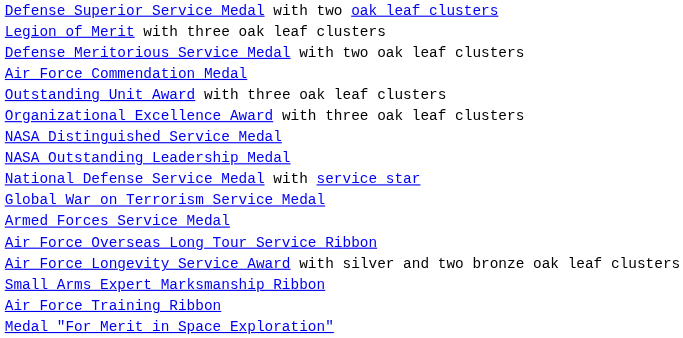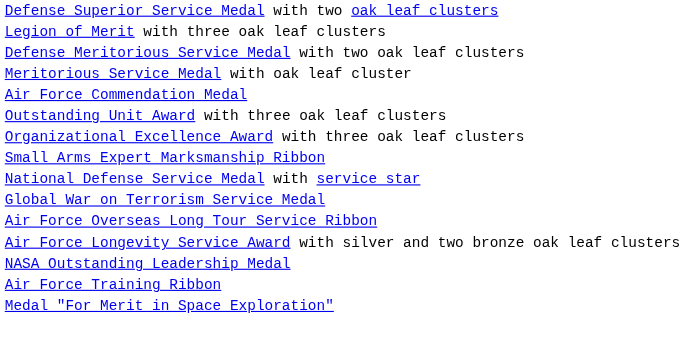+ row: (208, 74)
- row: (143, 137)
rows swapped: (148, 158) <-> (165, 285)
- row: (117, 222)
